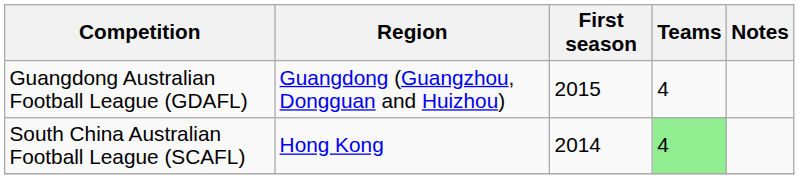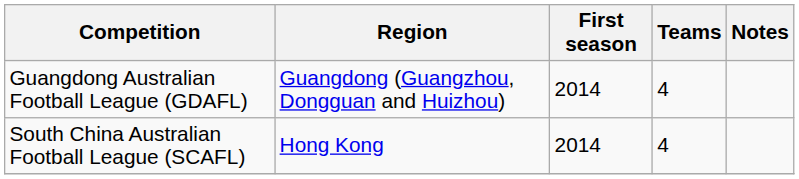(578, 89) 2015 -> (578, 89) 2014
(663, 145) lightgreen background -> (663, 145) no background
